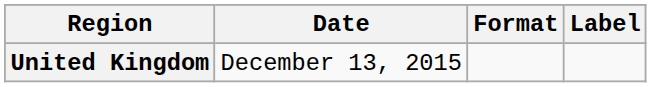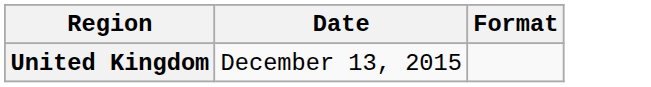- column: (605, 24)
